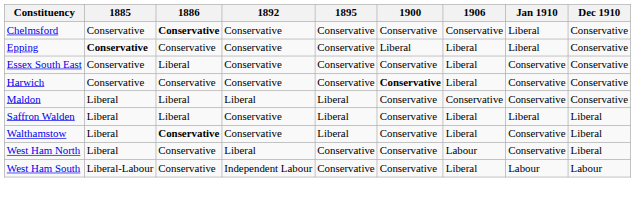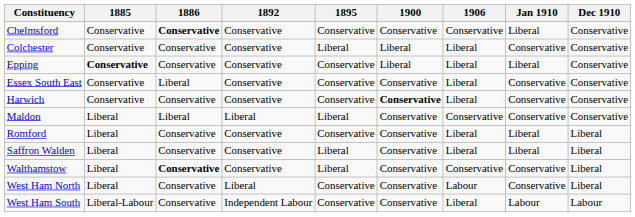+ row: (30, 47)
+ row: (26, 133)
(174, 116) Liberal -> (187, 151) Conservative
(461, 133) Liberal -> (474, 168) Conservative
